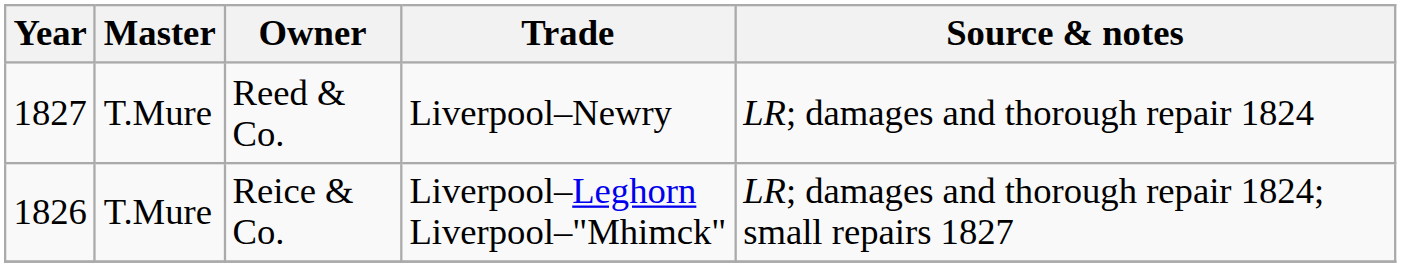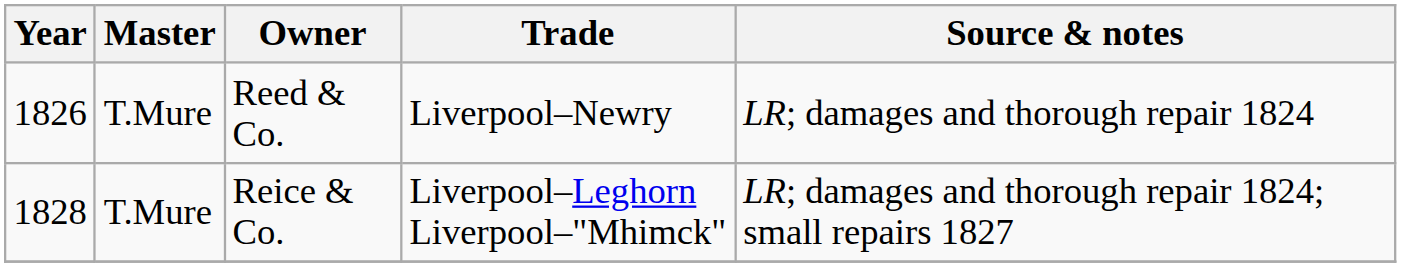(50, 112) 1827 -> (50, 112) 1826
(50, 211) 1826 -> (50, 211) 1828
